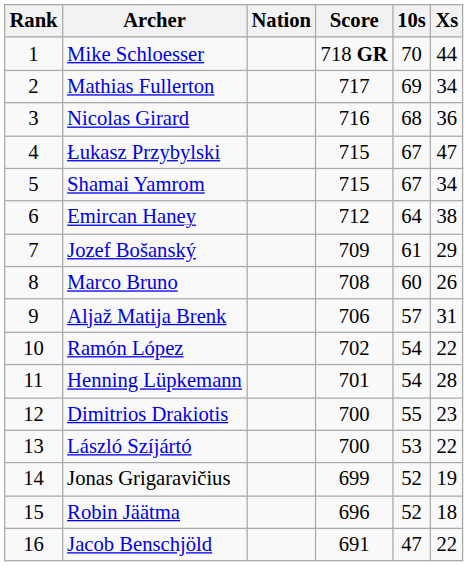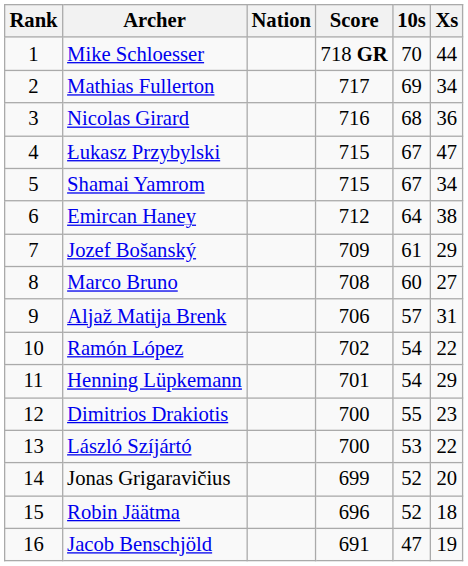(447, 282) 26 -> (447, 282) 27
(447, 380) 28 -> (447, 380) 29
(447, 479) 19 -> (447, 479) 20
(447, 544) 22 -> (447, 544) 19
